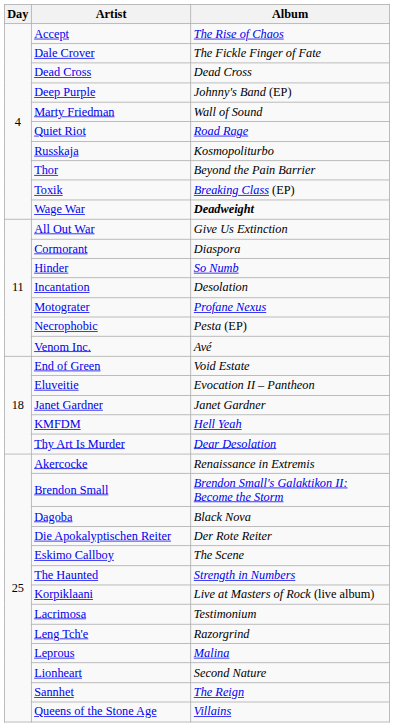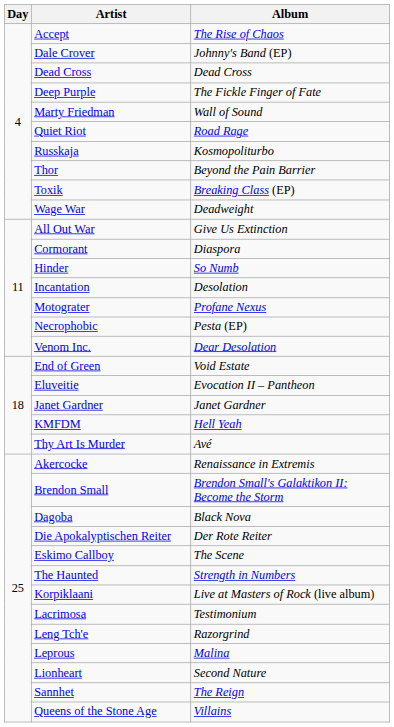(257, 53) The Fickle Finger of Fate -> (243, 53) Johnny's Band (EP)
(243, 92) Johnny's Band (EP) -> (257, 92) The Fickle Finger of Fate
(224, 209) bold -> (224, 209) normal
(203, 346) Avé -> (235, 346) Dear Desolation
(235, 444) Dear Desolation -> (203, 444) Avé
